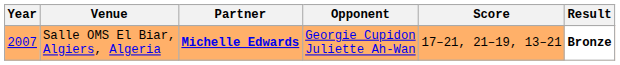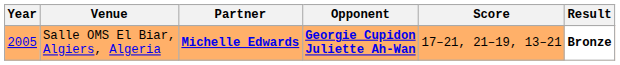(22, 43) 2007 -> (22, 43) 2005
(360, 43) normal -> (360, 43) bold
